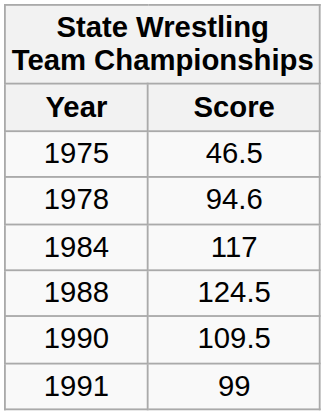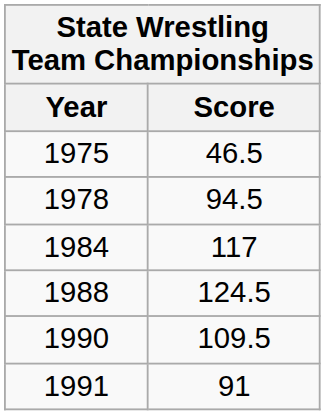(234, 199) 94.6 -> (234, 199) 94.5
(234, 385) 99 -> (234, 385) 91
